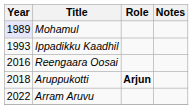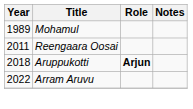(19, 29) lavender background -> (19, 29) no background
- row: (77, 46)
(19, 63) 2016 -> (18, 46) 2011
